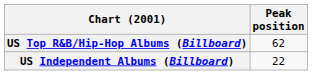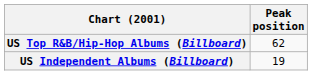(278, 61) 22 -> (278, 61) 19
